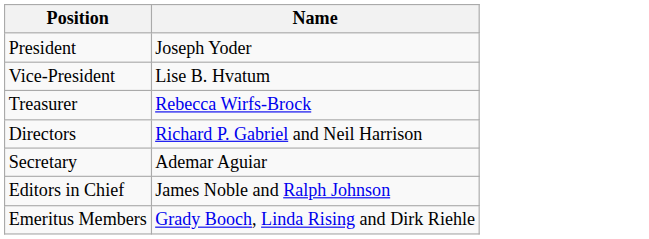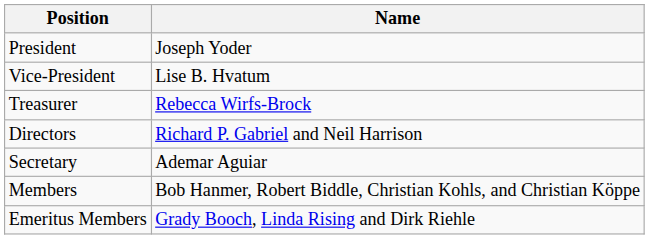- row: (66, 190)
+ row: (43, 190)
